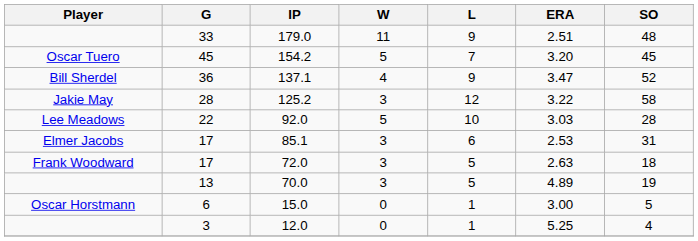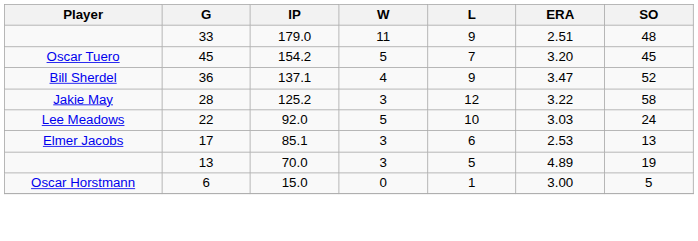(649, 120) 28 -> (649, 120) 24
(649, 141) 31 -> (649, 141) 13
- row: (295, 162)
- row: (295, 225)
